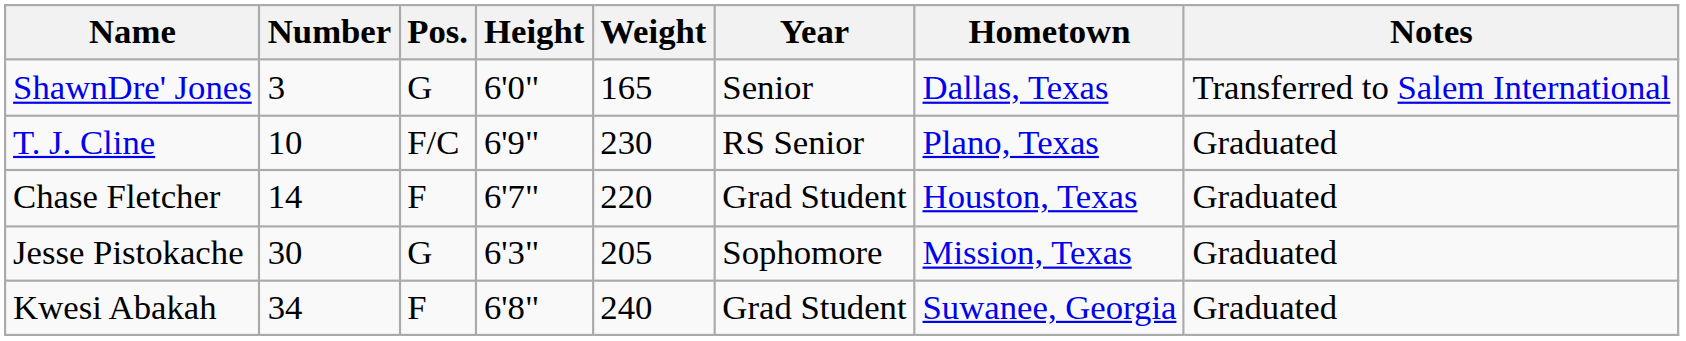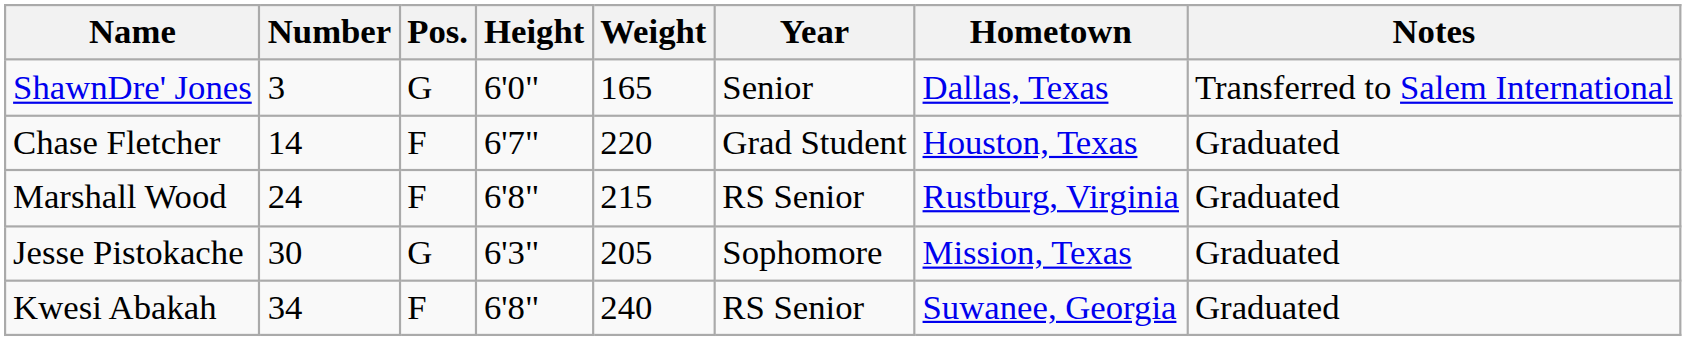- row: (84, 142)
+ row: (120, 197)
(814, 307) Grad Student -> (793, 307) RS Senior
